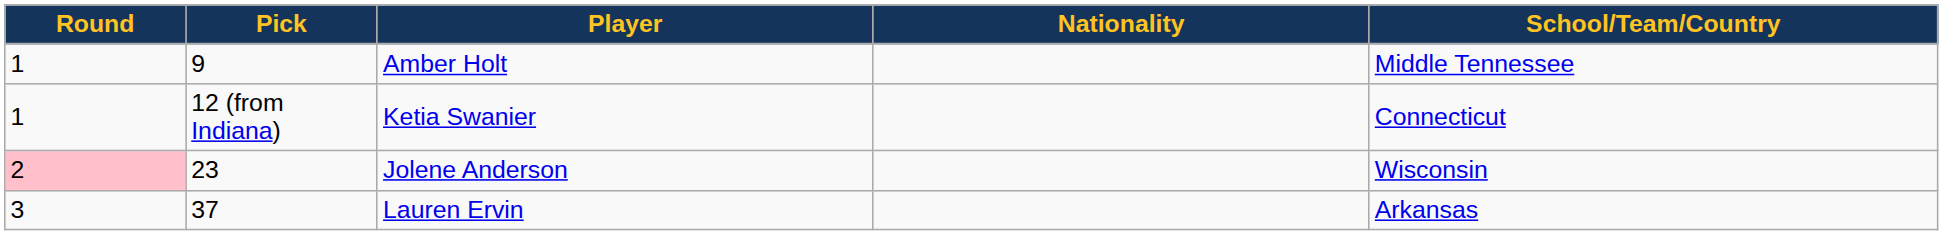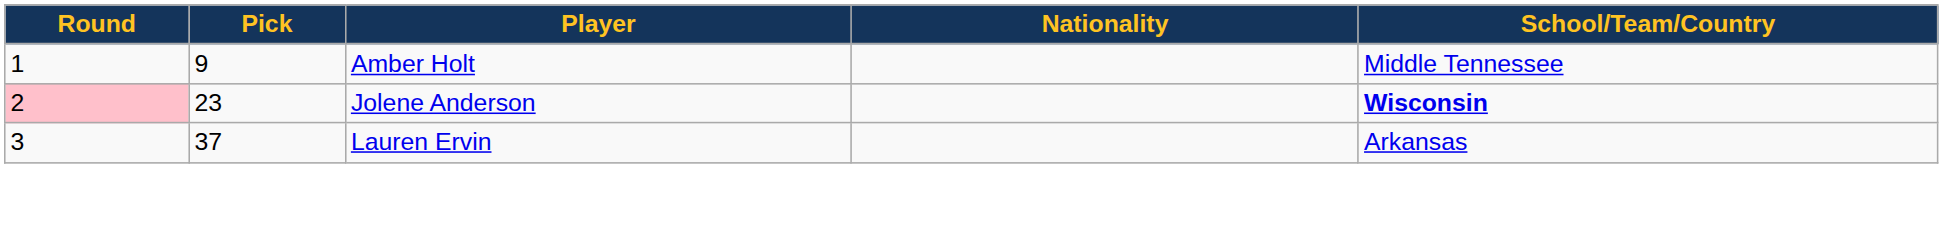- row: (460, 116)
(1431, 170) normal -> (1426, 102) bold
